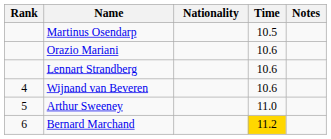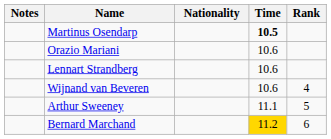columns swapped: (24, 13) <-> (306, 13)
(267, 32) normal -> (268, 32) bold
(267, 106) 11.0 -> (268, 106) 11.1
